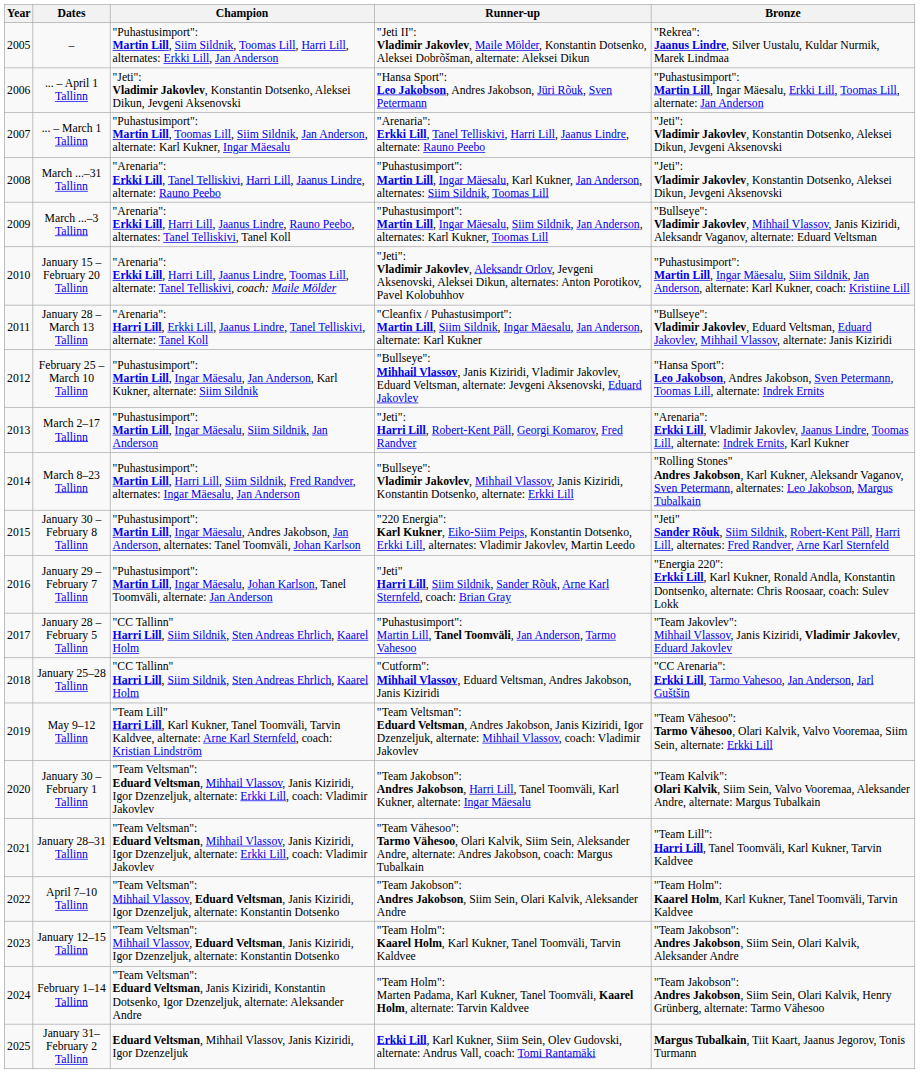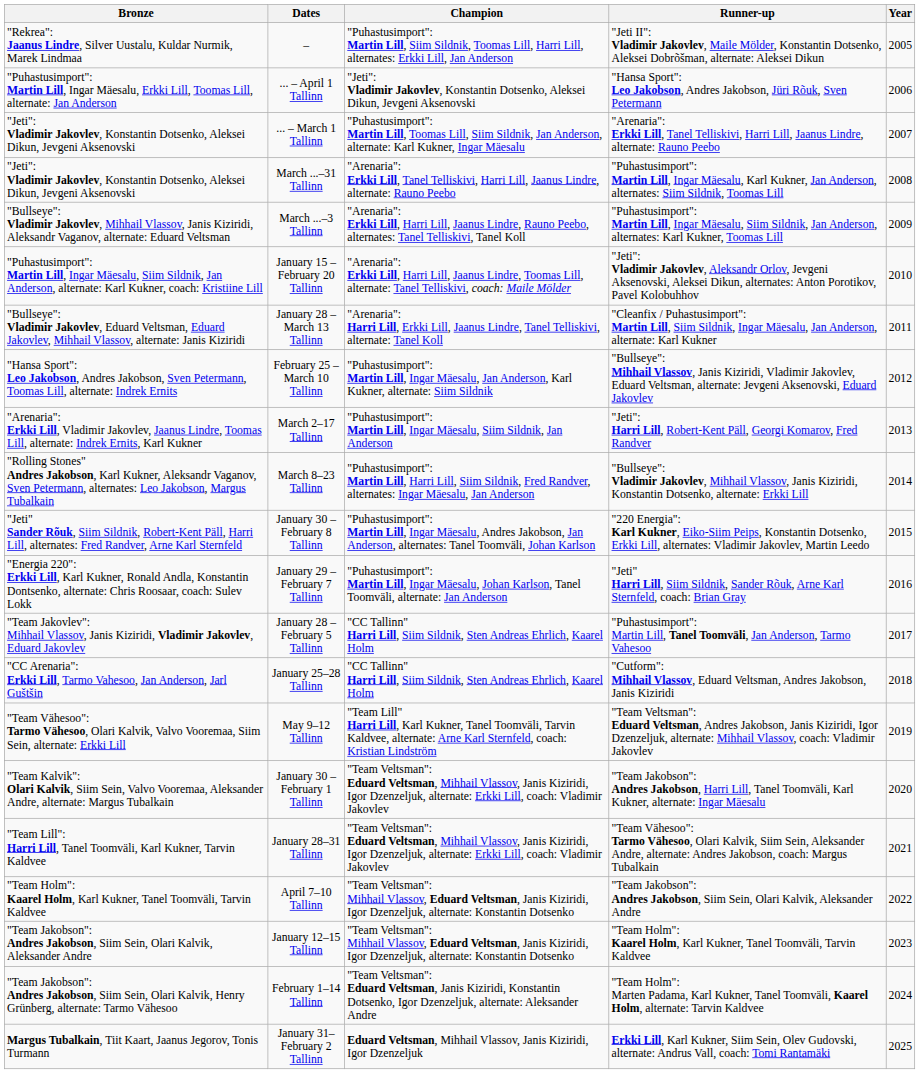columns swapped: (19, 13) <-> (783, 13)
